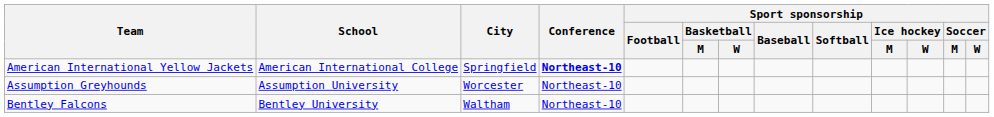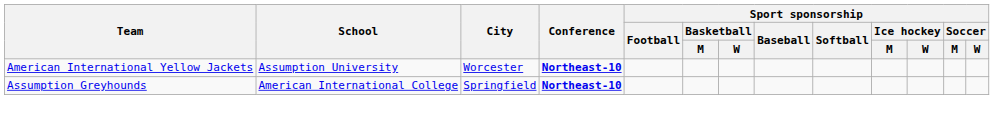(358, 67) American International College -> (328, 67) Assumption University
(500, 67) Springfield -> (493, 67) Worcester
(328, 85) Assumption University -> (358, 85) American International College
(493, 85) Worcester -> (500, 85) Springfield
(582, 85) normal -> (582, 85) bold
- row: (57, 103)
